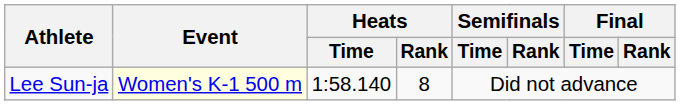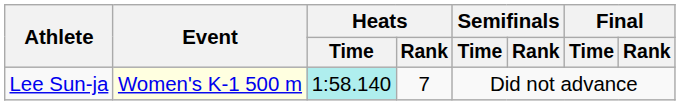(351, 84) no background -> (351, 84) paleturquoise background
(424, 84) 8 -> (424, 84) 7
